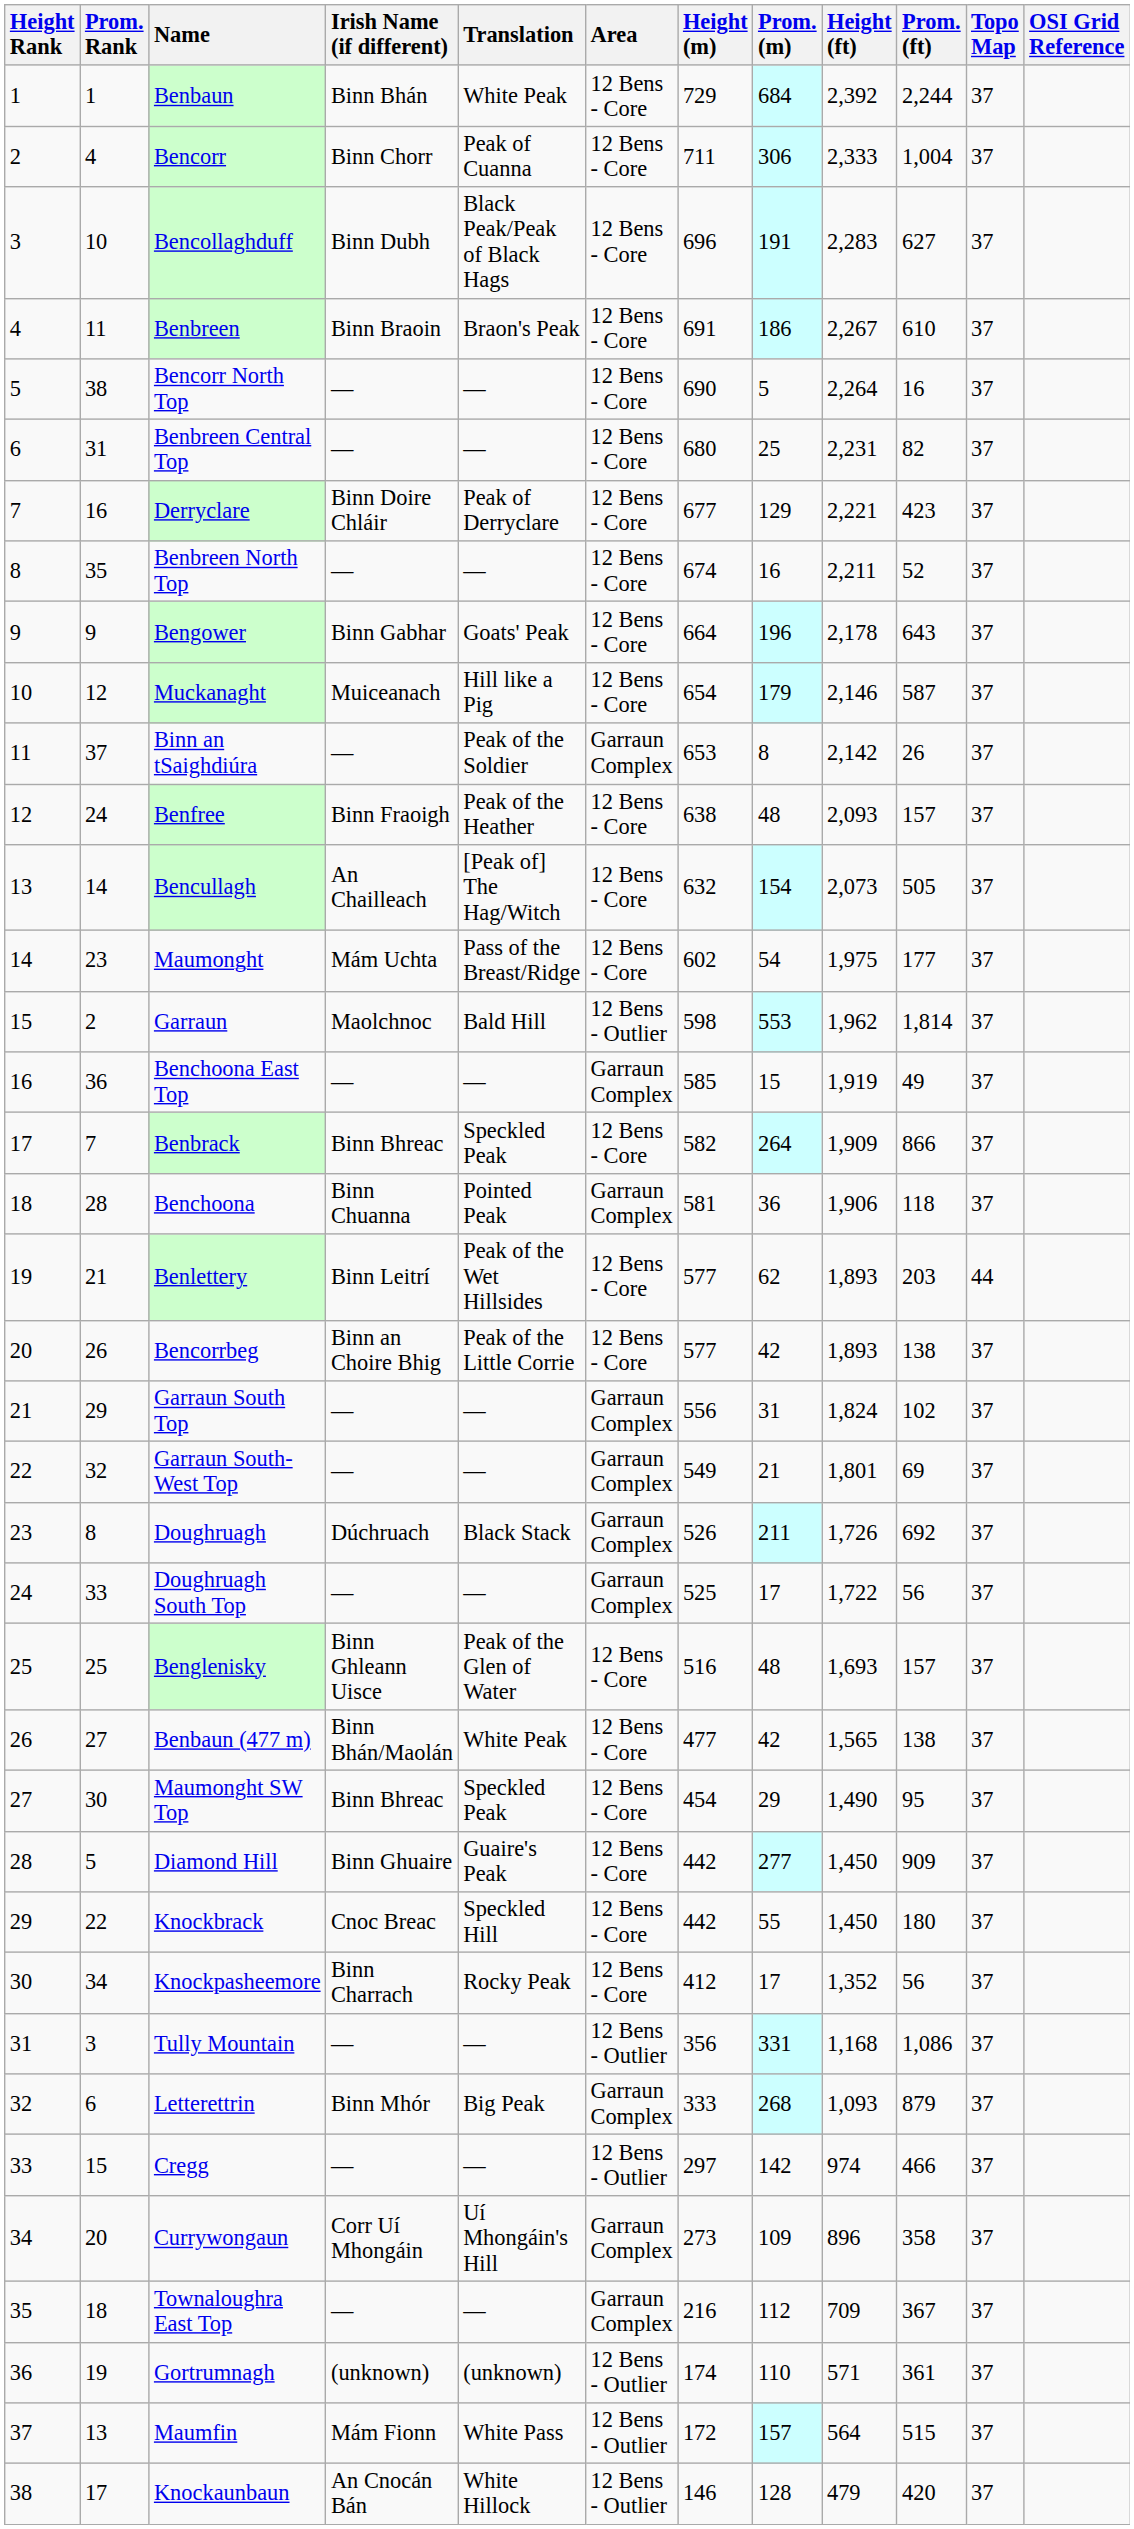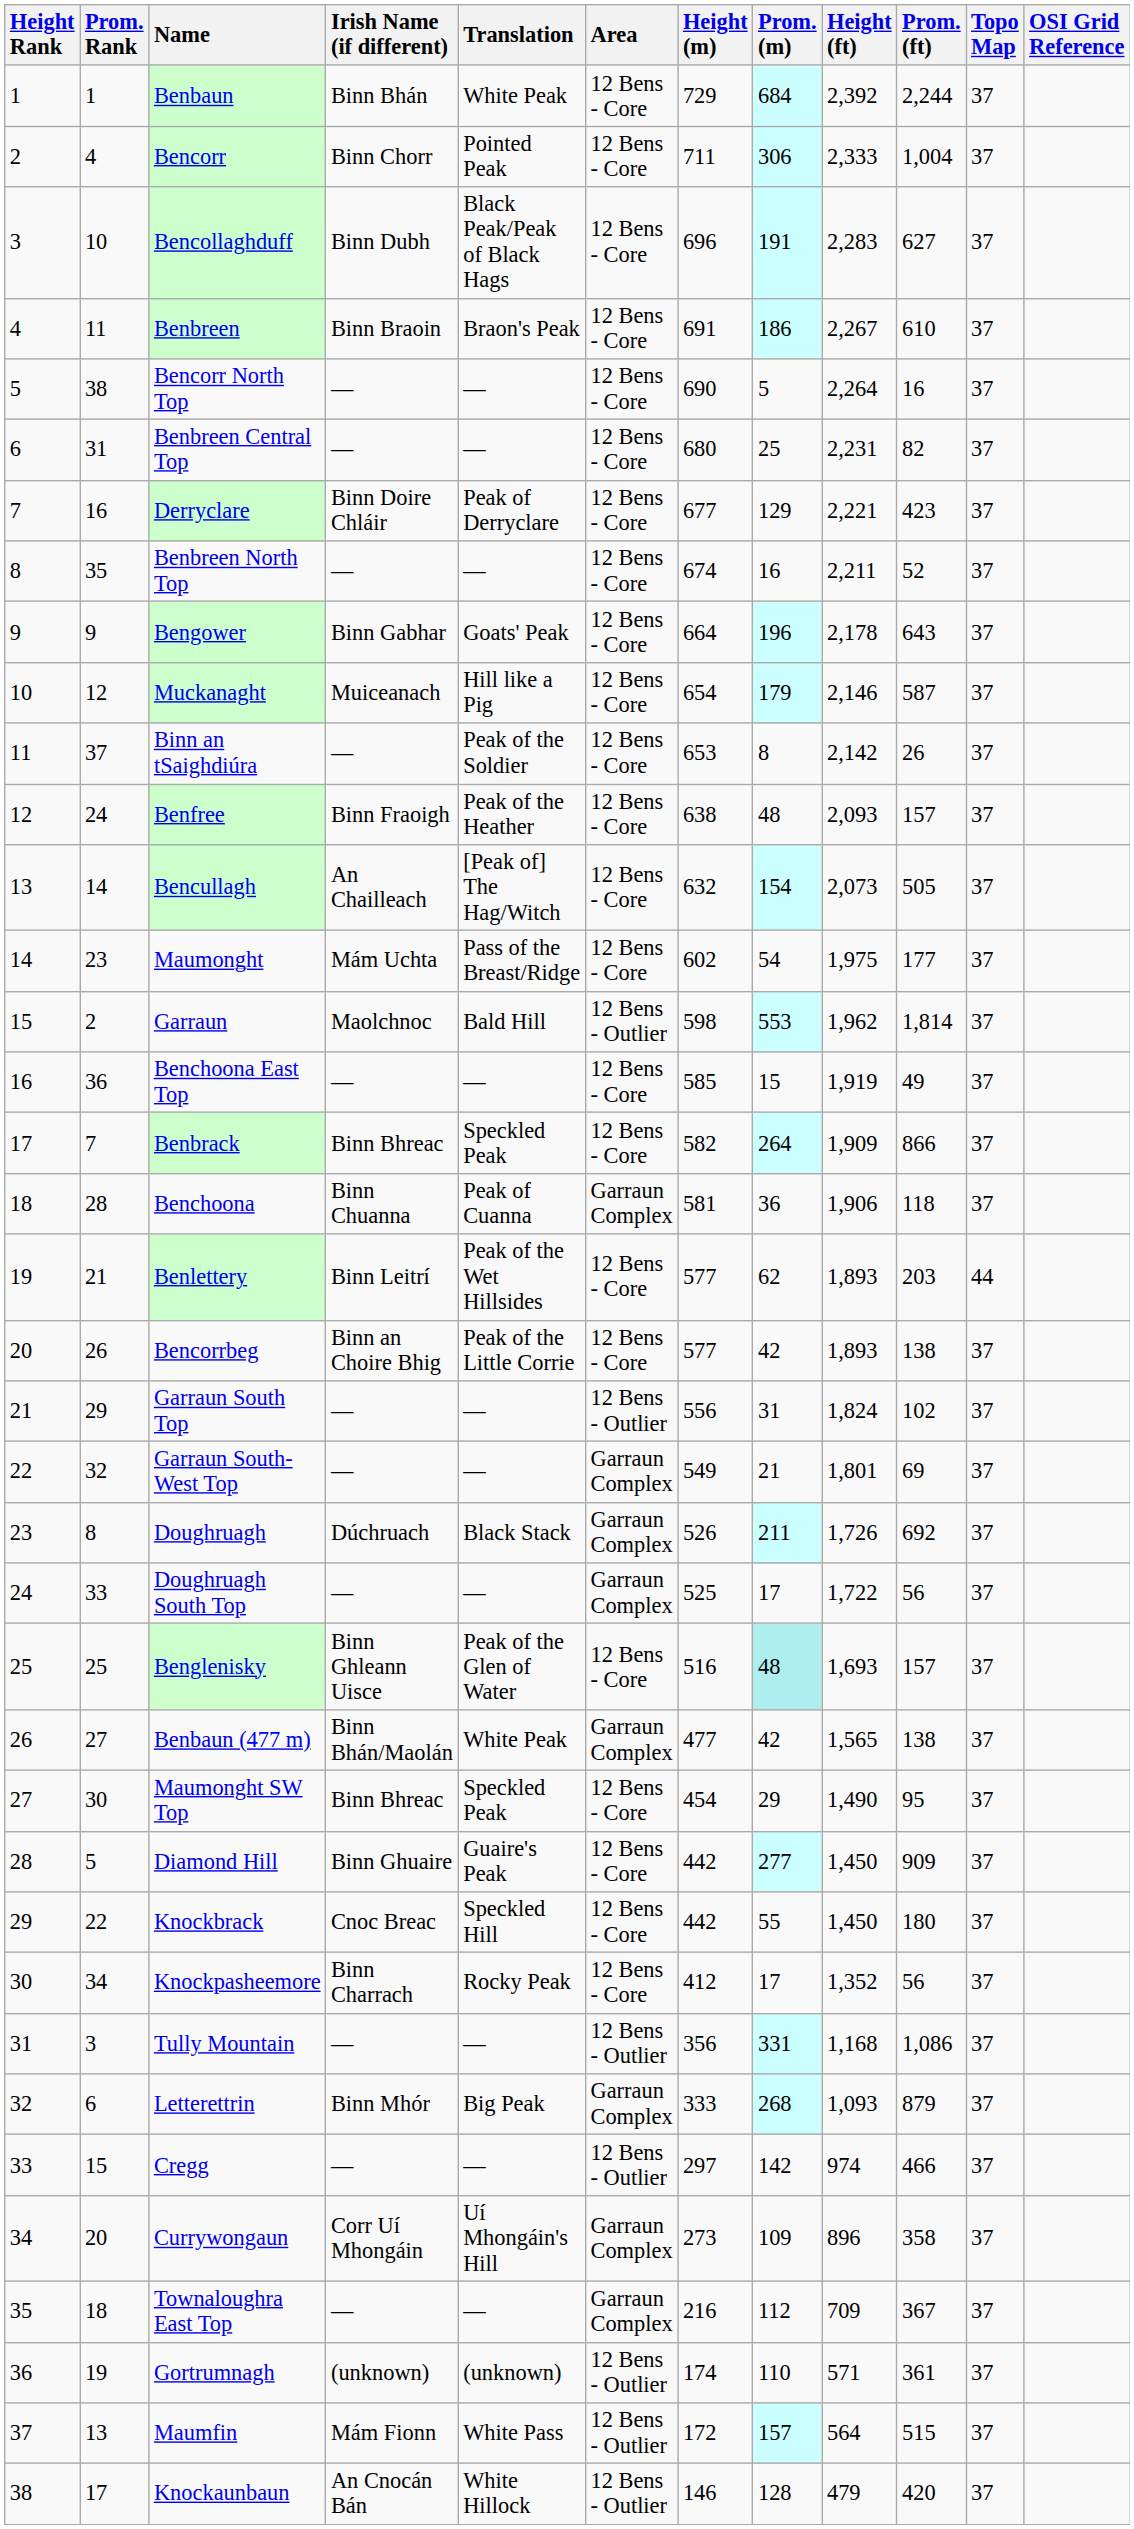(497, 156) Peak of Cuanna -> (497, 156) Pointed Peak
(632, 753) Garraun Complex -> (627, 753) 12 Bens - Core
(632, 1082) Garraun Complex -> (627, 1082) 12 Bens - Core
(497, 1203) Pointed Peak -> (497, 1203) Peak of Cuanna
(632, 1410) Garraun Complex -> (629, 1410) 12 Bens - Outlier
(769, 1666) no background -> (769, 1666) paleturquoise background
(627, 1739) 12 Bens - Core -> (632, 1739) Garraun Complex
